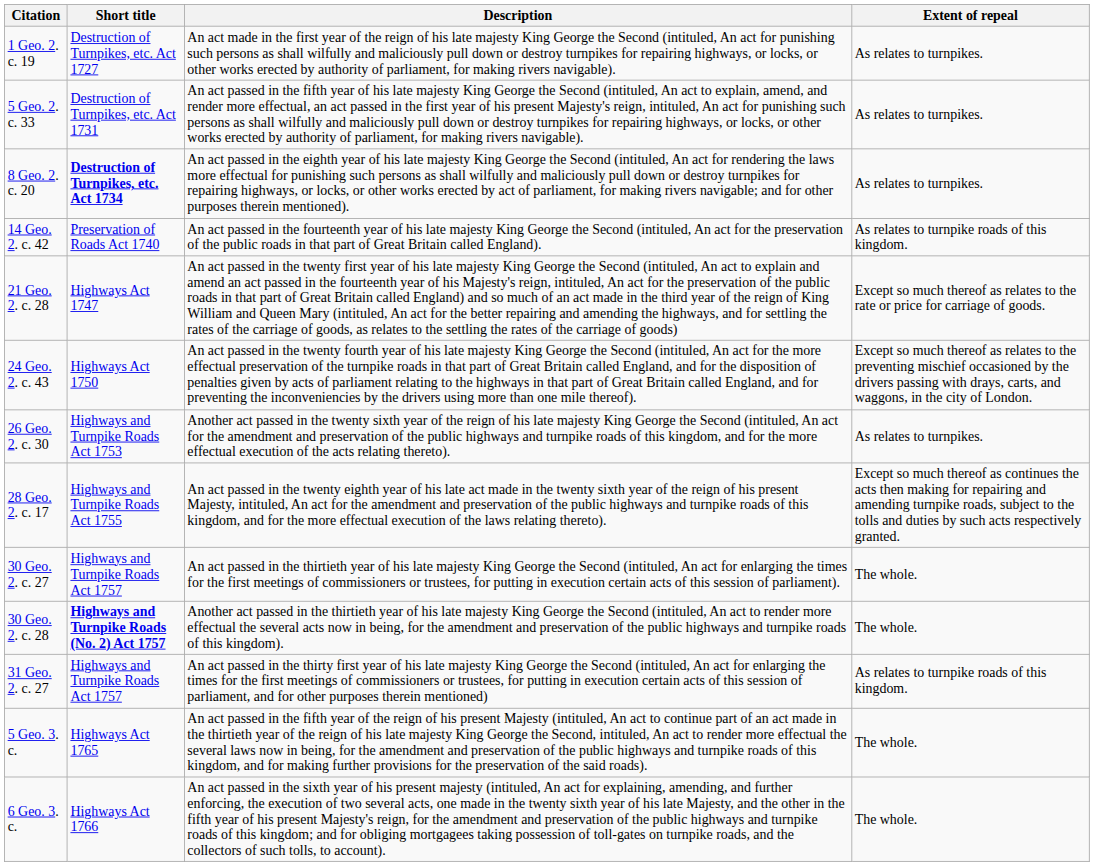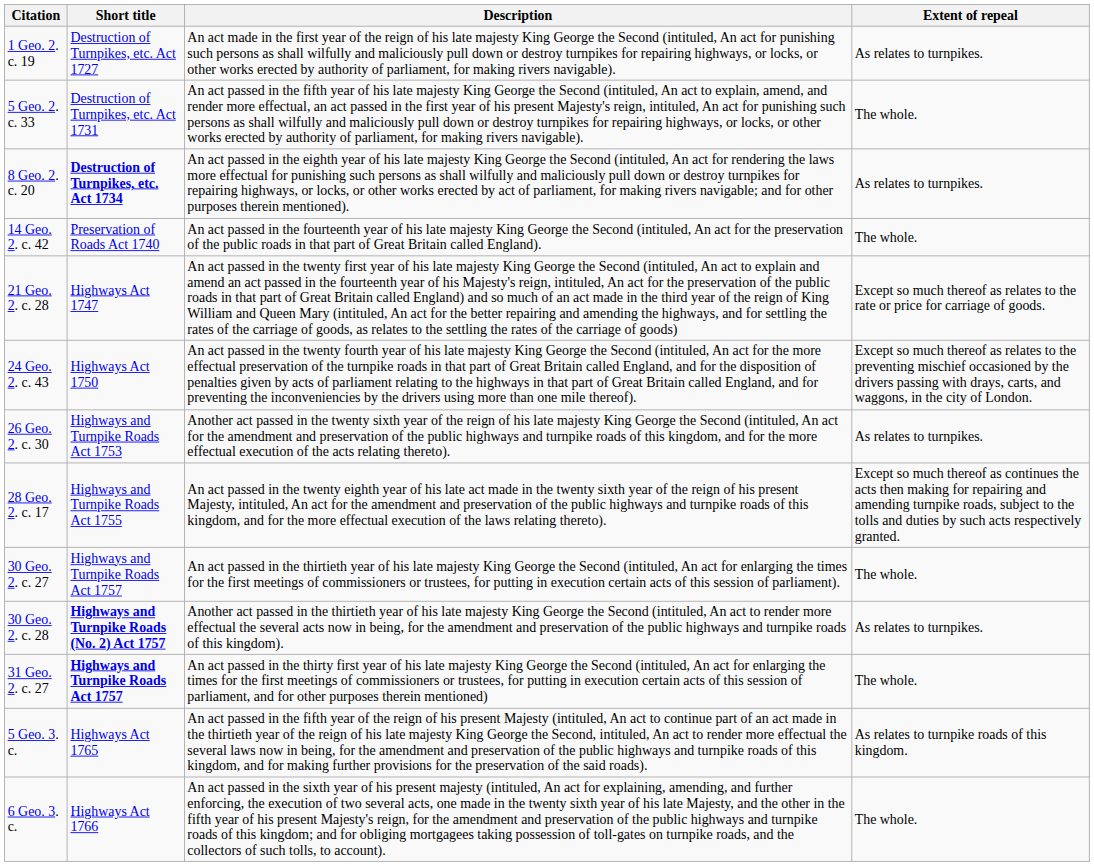(919, 114) As relates to turnpikes. -> (886, 114) The whole.
(951, 236) As relates to turnpike roads of this kingdom. -> (886, 236) The whole.
(886, 627) The whole. -> (919, 627) As relates to turnpikes.
(115, 681) normal -> (118, 681) bold
(951, 681) As relates to turnpike roads of this kingdom. -> (886, 681) The whole.
(886, 742) The whole. -> (951, 742) As relates to turnpike roads of this kingdom.
